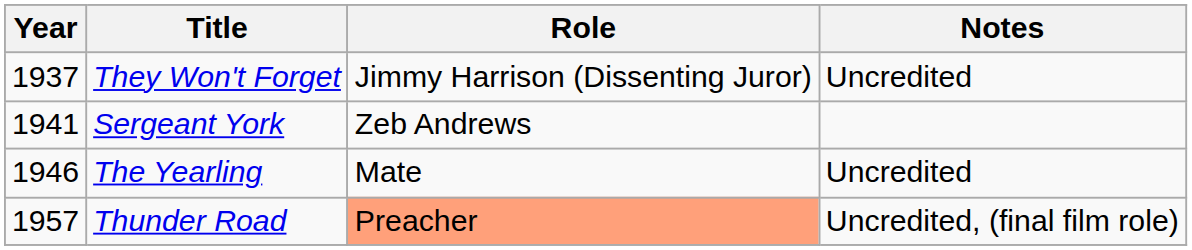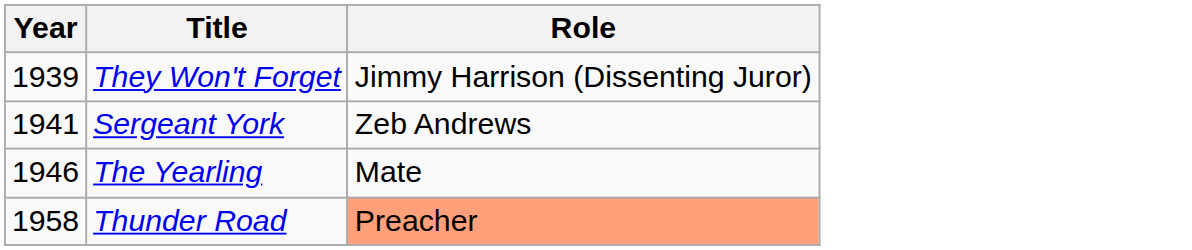- column: (1002, 28)
(46, 76) 1937 -> (46, 76) 1939
(46, 220) 1957 -> (46, 220) 1958
